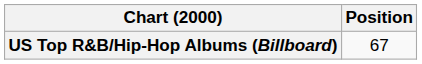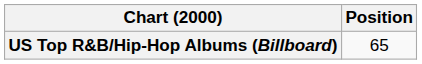(379, 45) 67 -> (379, 45) 65
